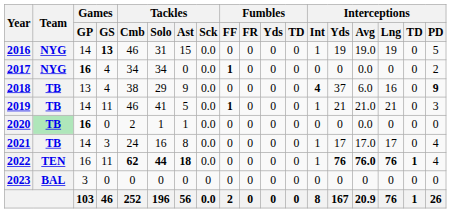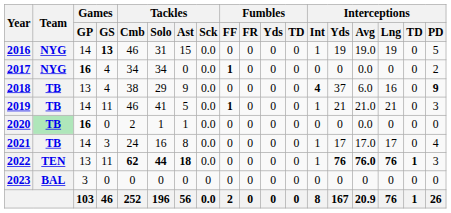(85, 161) 16 -> (85, 161) 13
(436, 161) 4 -> (436, 161) 3
